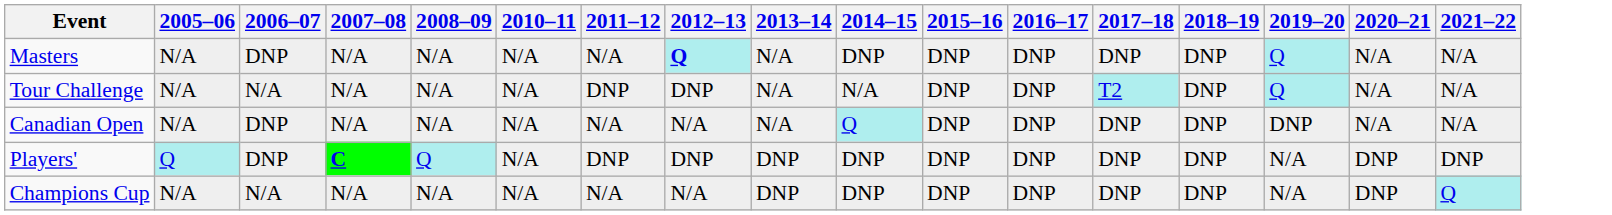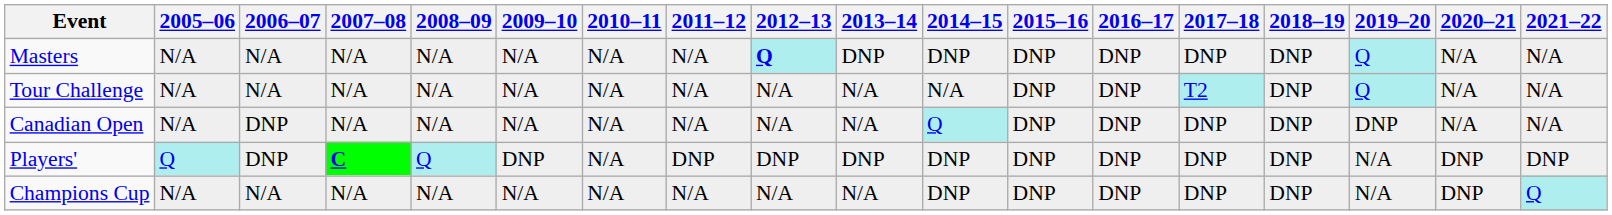+ column: (539, 21)
(267, 55) DNP -> (264, 55) N/A
(775, 55) N/A -> (863, 55) DNP
(608, 90) DNP -> (690, 90) N/A
(692, 90) DNP -> (775, 90) N/A
(778, 192) DNP -> (860, 192) N/A
